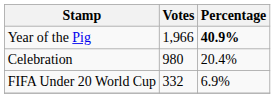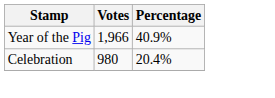(220, 37) bold -> (154, 37) normal
- row: (82, 81)
